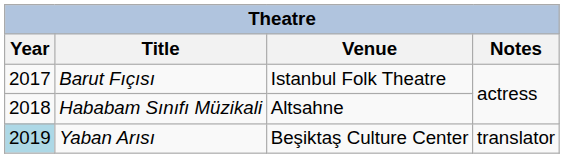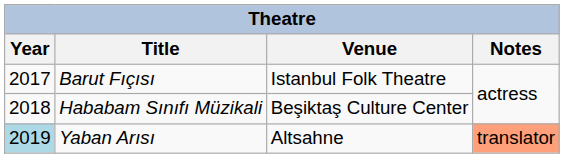(307, 108) Altsahne -> (370, 108) Beşiktaş Culture Center
(370, 138) Beşiktaş Culture Center -> (307, 138) Altsahne
(516, 138) no background -> (516, 138) lightsalmon background
